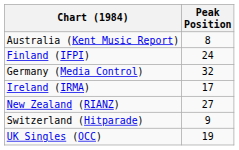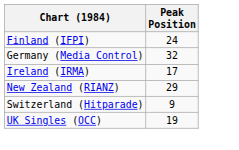- row: (93, 40)
(208, 104) 27 -> (172, 88) 29
